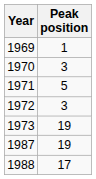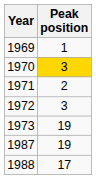(64, 67) no background -> (64, 67) gold background
(64, 86) 5 -> (64, 86) 2
